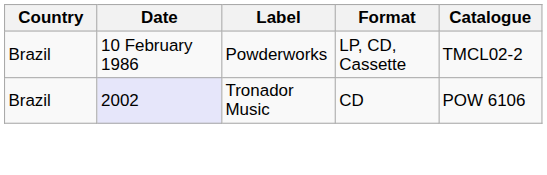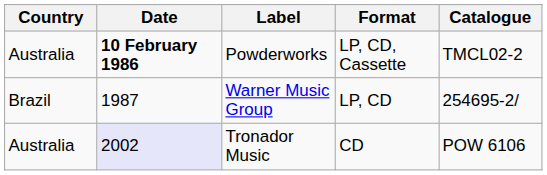(30, 54) Brazil -> (41, 54) Australia
(147, 54) normal -> (149, 54) bold
+ row: (277, 100)
(30, 100) Brazil -> (41, 146) Australia
